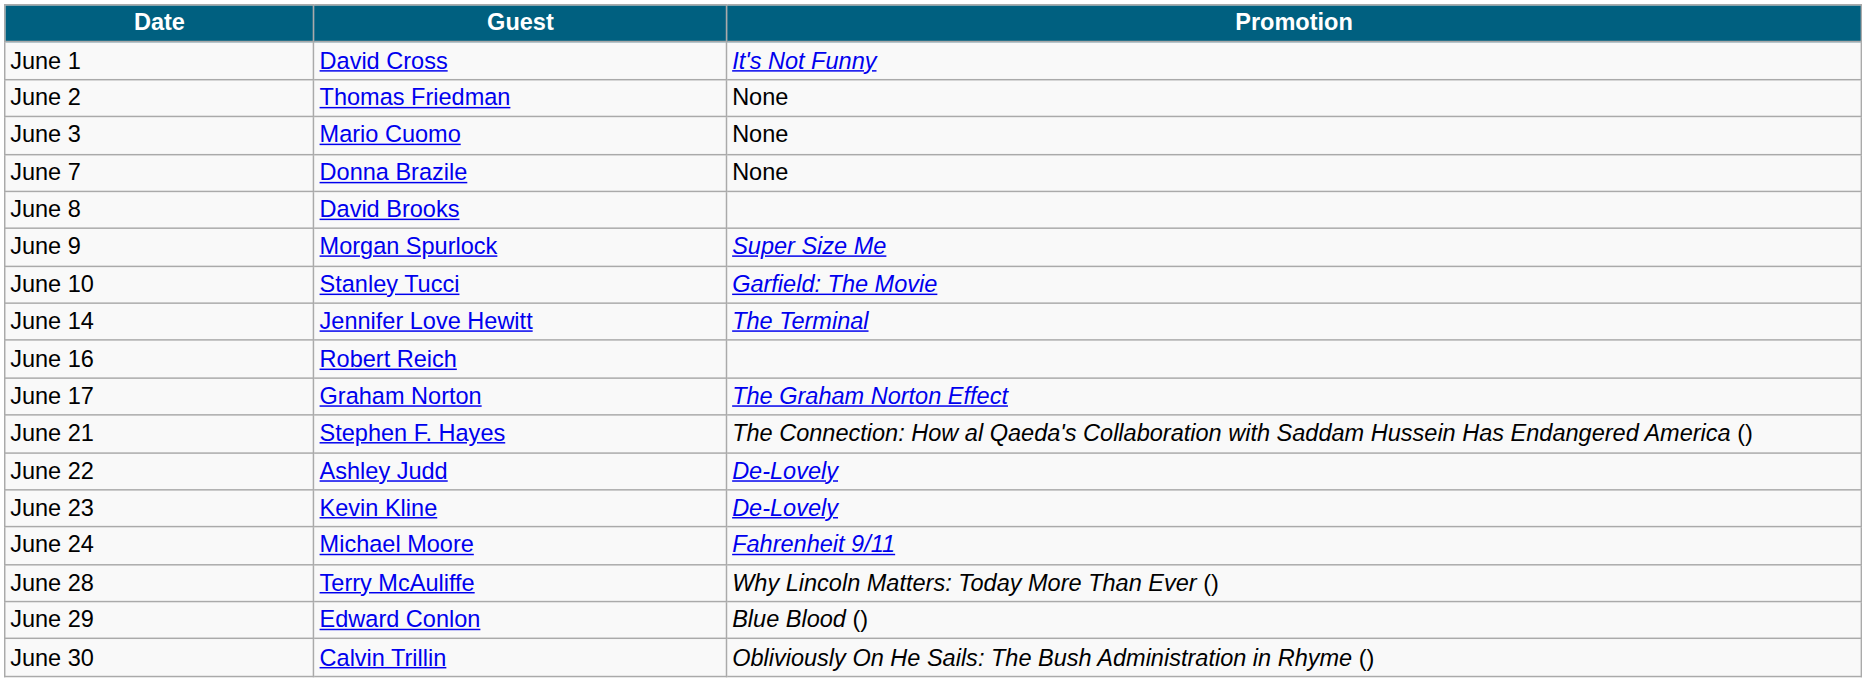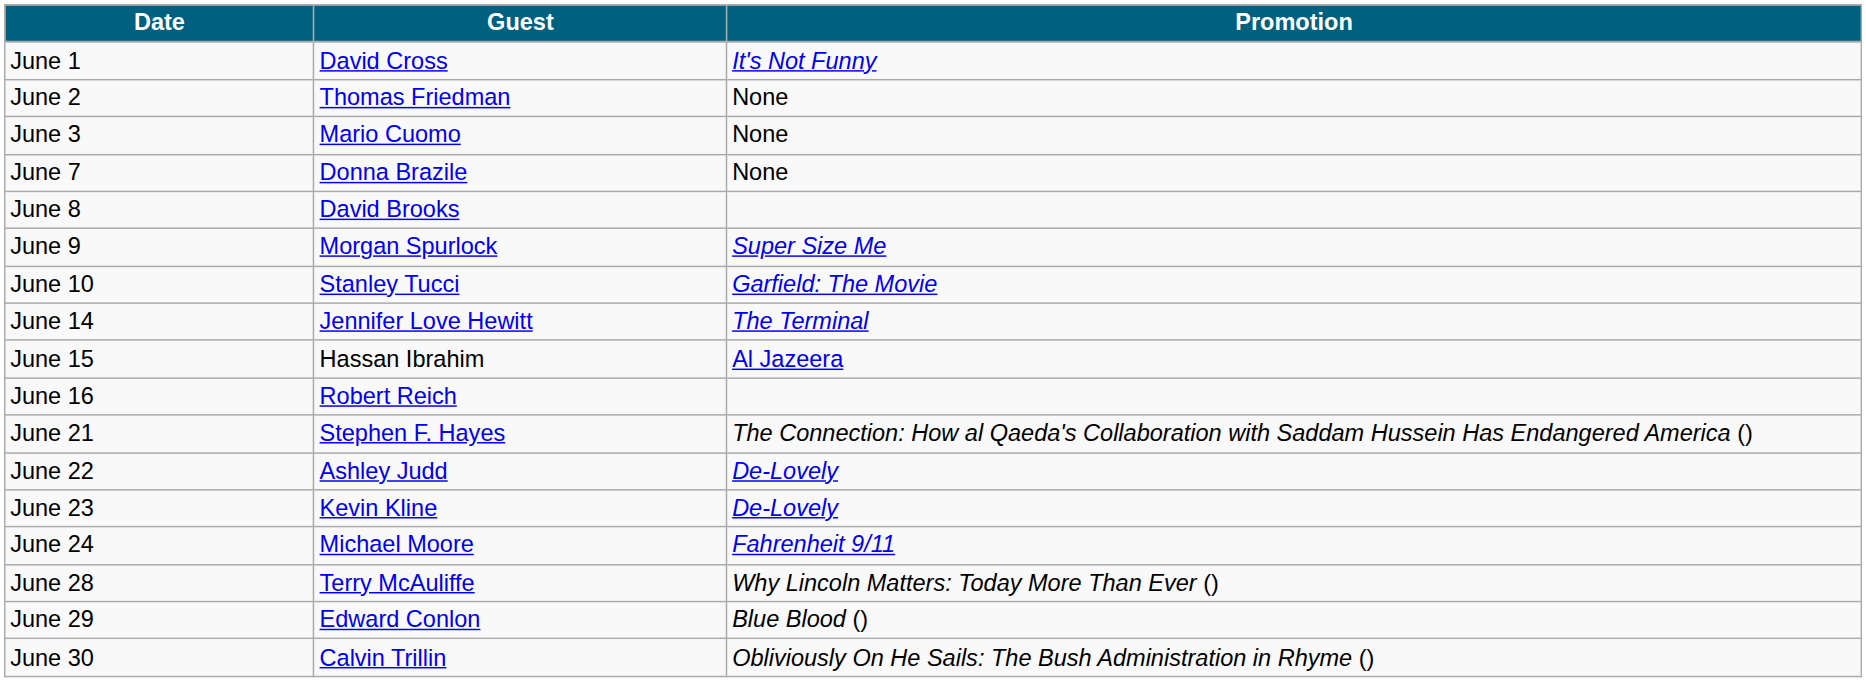+ row: (52, 358)
- row: (52, 396)
